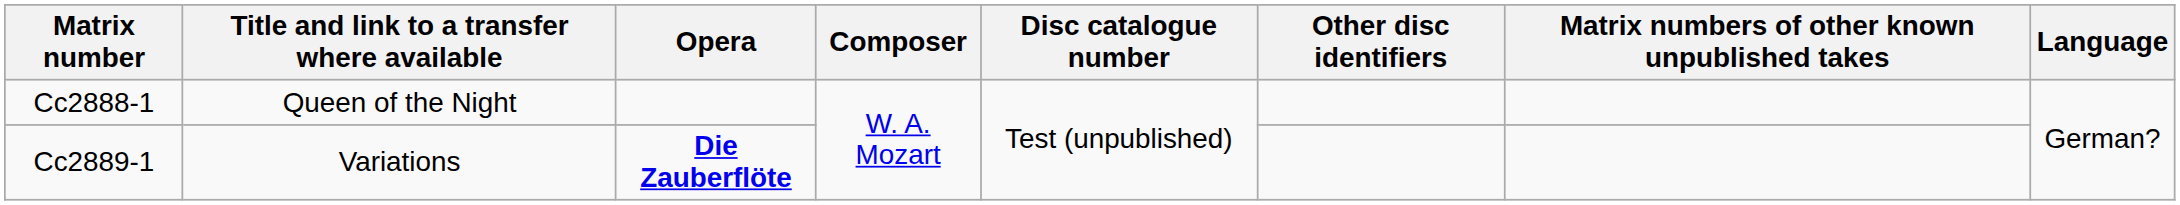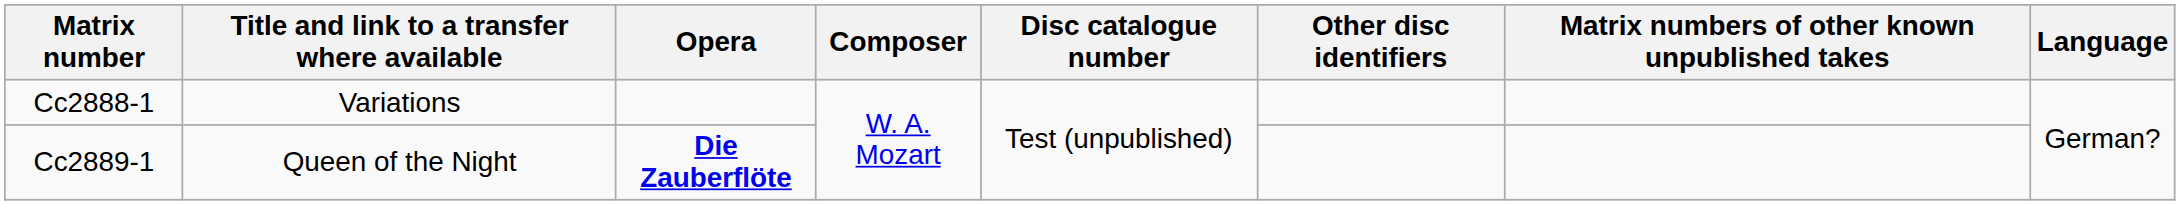(400, 102) Queen of the Night -> (400, 102) Variations
(400, 161) Variations -> (400, 161) Queen of the Night
